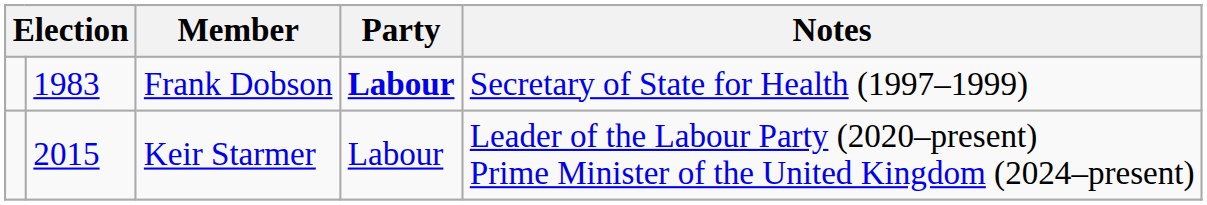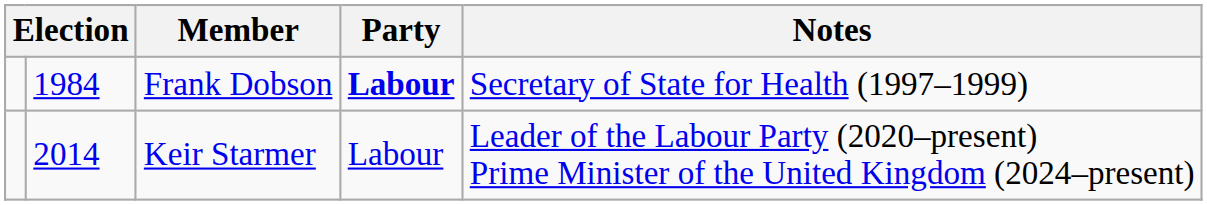(66, 83) 1983 -> (66, 83) 1984
(66, 154) 2015 -> (66, 154) 2014
